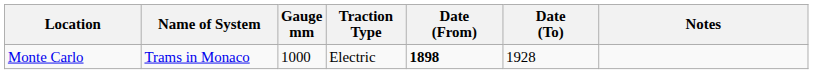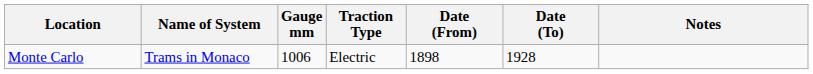(296, 56) 1000 -> (296, 56) 1006
(424, 56) bold -> (424, 56) normal
